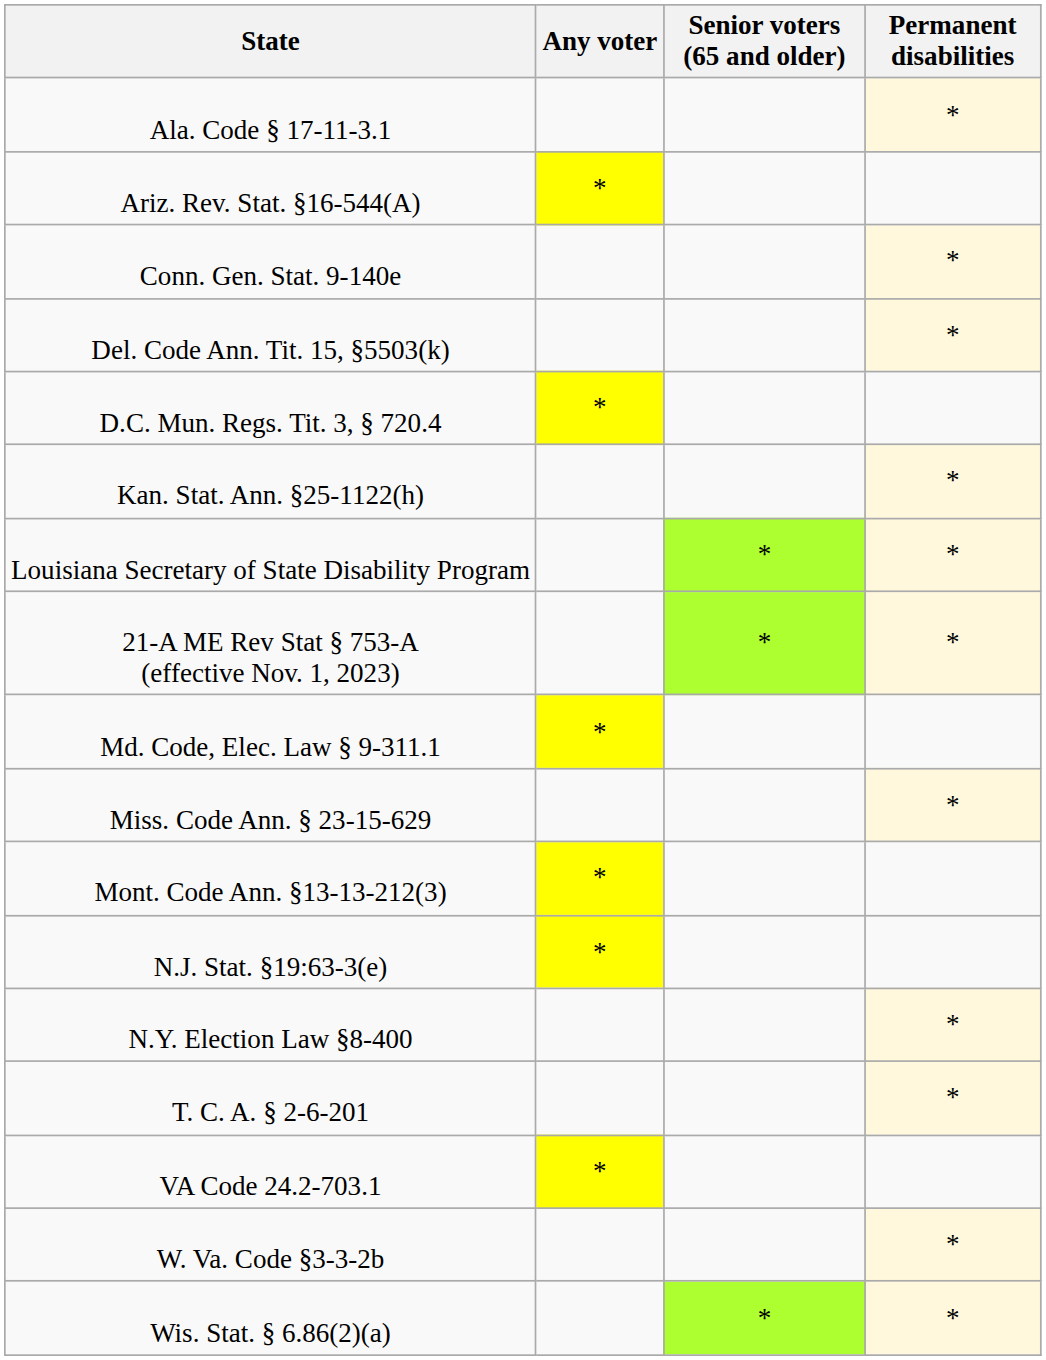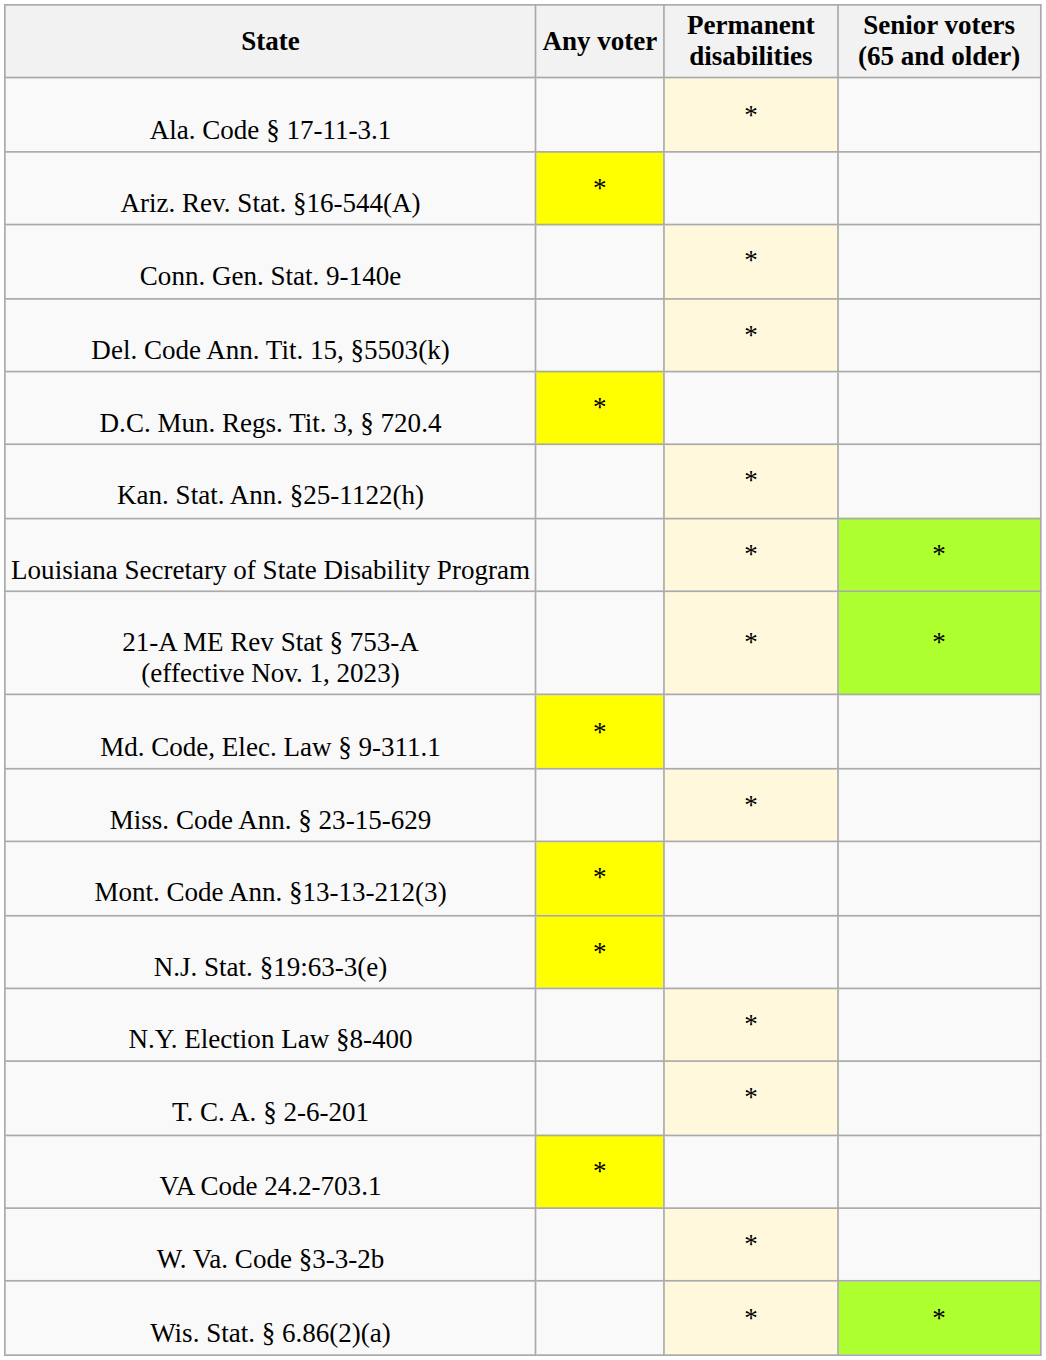columns swapped: (953, 41) <-> (764, 41)
